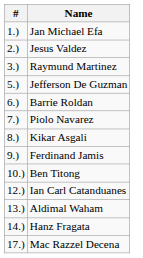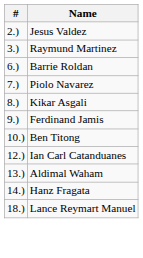- row: (66, 31)
- row: (79, 84)
- row: (75, 244)
+ row: (83, 208)
